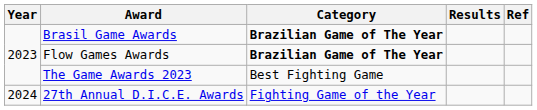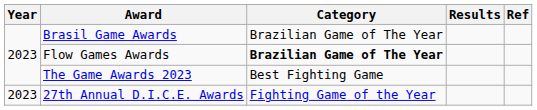(346, 35) bold -> (346, 35) normal
(22, 95) 2024 -> (22, 95) 2023
